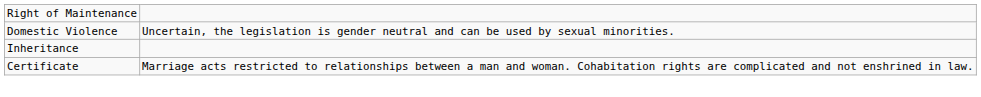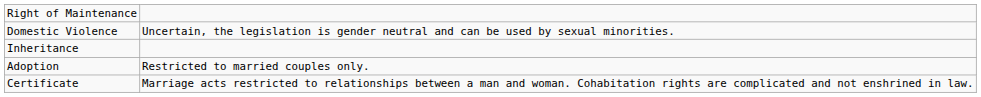+ row: (33, 66)
